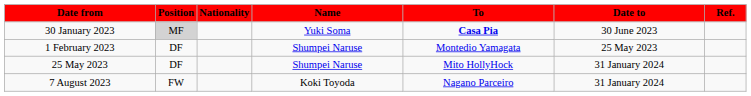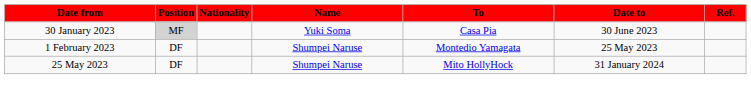(478, 30) bold -> (478, 30) normal
- row: (80, 82)
